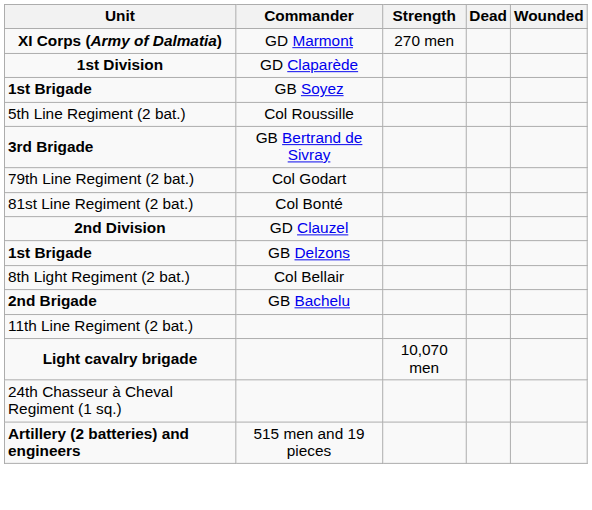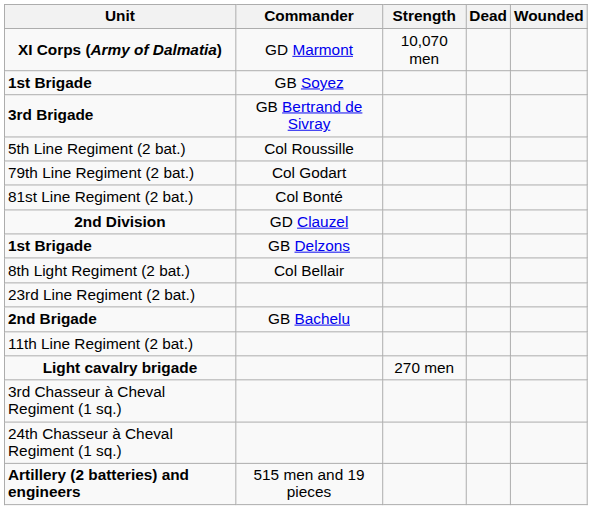(424, 41) 270 men -> (424, 49) 10,070 men
- row: (120, 65)
rows swapped: (97, 114) <-> (51, 147)
+ row: (102, 294)
(424, 359) 10,070 men -> (424, 367) 270 men
+ row: (87, 400)
